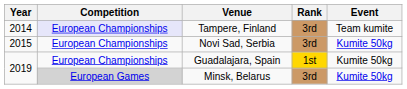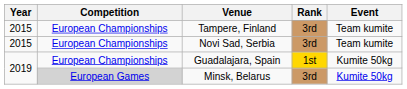(21, 29) 2014 -> (21, 29) 2015
(110, 29) lavender background -> (110, 29) no background
(365, 45) Kumite 50kg -> (365, 45) Team kumite
